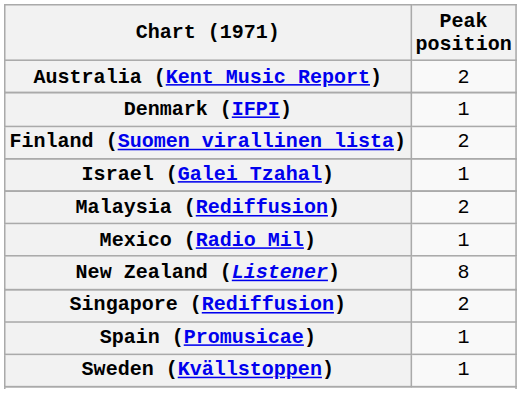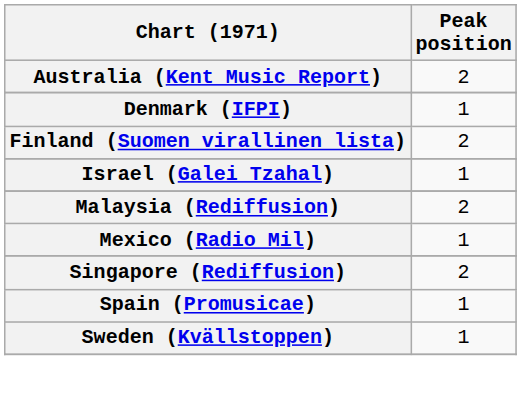- row: (208, 273)
